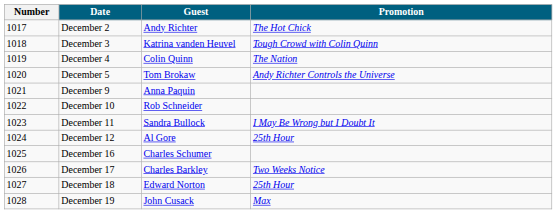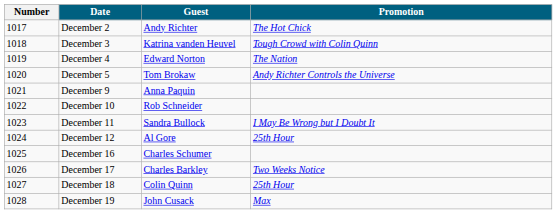(168, 59) Colin Quinn -> (174, 59) Edward Norton
(174, 185) Edward Norton -> (168, 185) Colin Quinn
